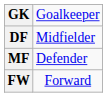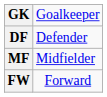(66, 37) Midfielder -> (62, 37) Defender
(62, 59) Defender -> (66, 59) Midfielder
